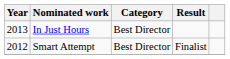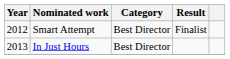rows swapped: (61, 29) <-> (64, 46)
